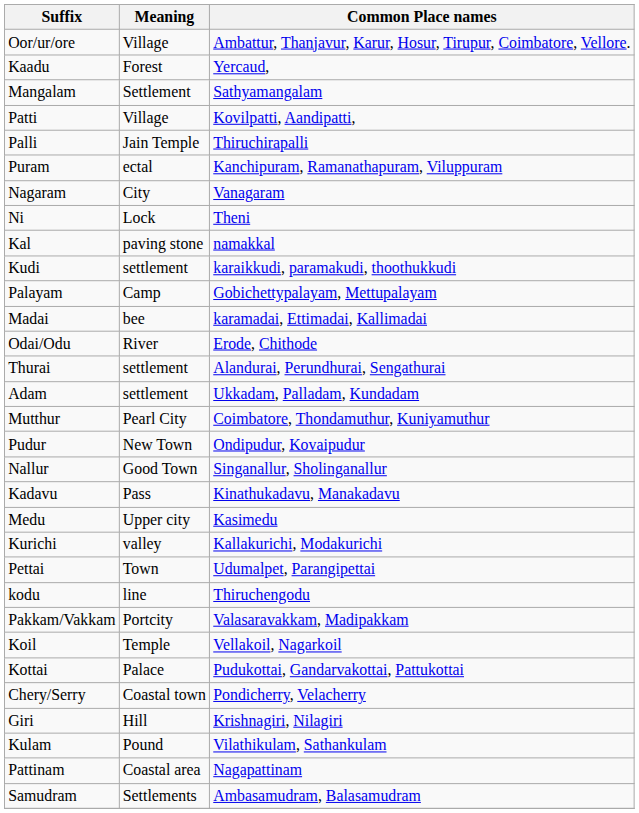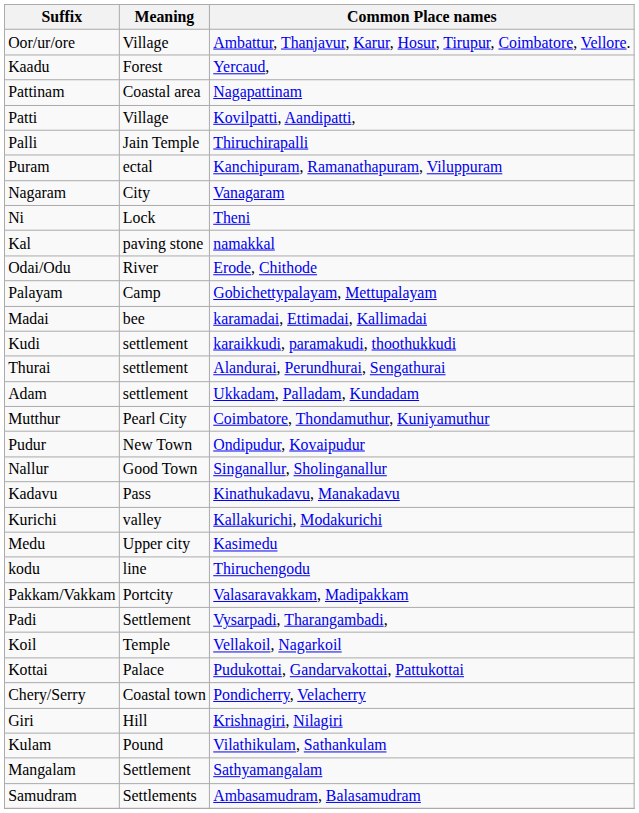rows swapped: (36, 770) <-> (42, 92)
rows swapped: (24, 268) <-> (39, 343)
rows swapped: (32, 544) <-> (27, 519)
- row: (26, 569)
+ row: (22, 619)
